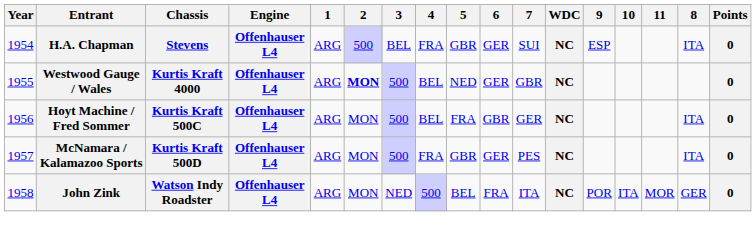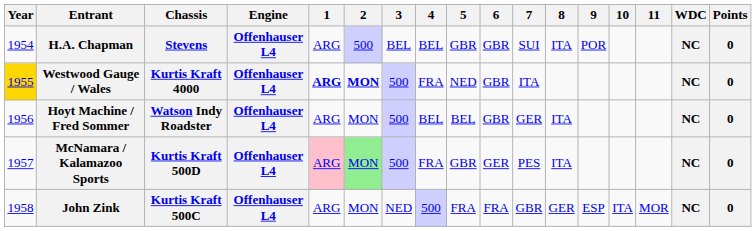columns swapped: (694, 15) <-> (565, 15)
(431, 44) FRA -> (431, 44) BEL
(496, 44) GER -> (496, 44) GBR
(599, 44) ESP -> (593, 44) POR
(21, 81) no background -> (21, 81) gold background
(327, 81) normal -> (327, 81) bold
(431, 81) BEL -> (431, 81) FRA
(496, 81) GER -> (496, 81) GBR
(529, 81) GBR -> (529, 81) ITA
(187, 118) Kurtis Kraft 500C -> (186, 118) Watson Indy Roadster
(463, 118) FRA -> (463, 118) BEL
(327, 155) no background -> (327, 163) pink background
(363, 155) no background -> (363, 163) lightgreen background
(187, 192) Watson Indy Roadster -> (186, 208) Kurtis Kraft 500C
(463, 192) BEL -> (463, 208) FRA
(529, 192) ITA -> (529, 208) GBR
(599, 192) POR -> (593, 208) ESP
